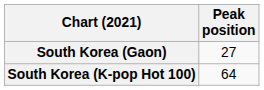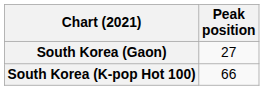(229, 74) 64 -> (229, 74) 66
